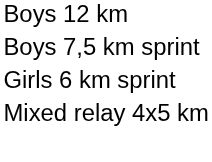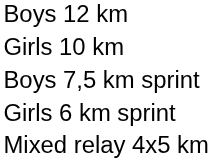+ row: (64, 47)
